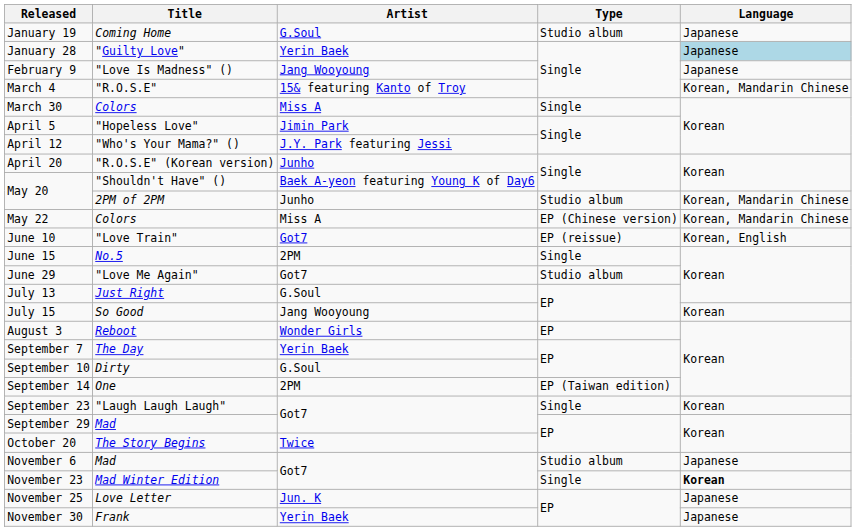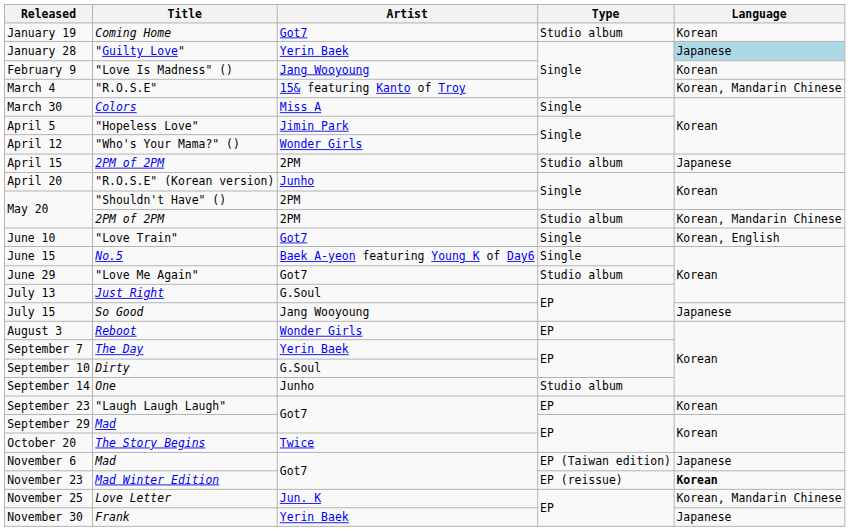(300, 32) G.Soul -> (294, 32) Got7
(711, 32) Japanese -> (697, 32) Korean
(711, 70) Japanese -> (697, 70) Korean
(366, 144) J.Y. Park featuring Jessi -> (321, 144) Wonder Girls
+ row: (35, 163)
(407, 182) Baek A-yeon featuring Young K of Day6 -> (290, 200) 2PM
(297, 200) Junho -> (290, 219) 2PM
- row: (28, 219)
(581, 238) EP (reissue) -> (561, 238) Single
(290, 256) 2PM -> (407, 256) Baek A-yeon featuring Young K of Day6
(704, 312) Korean -> (704, 312) Japanese
(290, 387) 2PM -> (297, 387) Junho
(606, 387) EP (Taiwan edition) -> (581, 387) Studio album
(561, 405) Single -> (547, 405) EP
(581, 461) Studio album -> (606, 461) EP (Taiwan edition)
(561, 480) Single -> (581, 480) EP (reissue)
(711, 499) Japanese -> (759, 499) Korean, Mandarin Chinese
